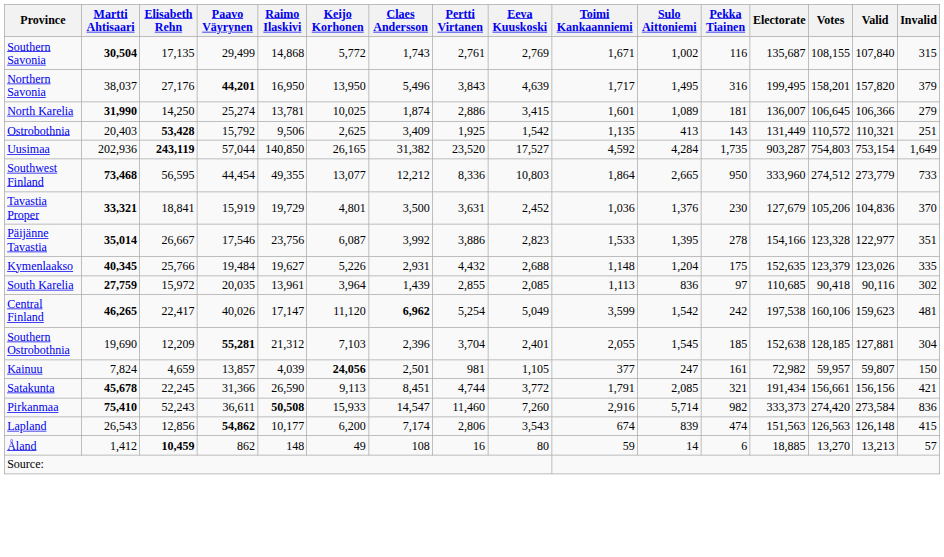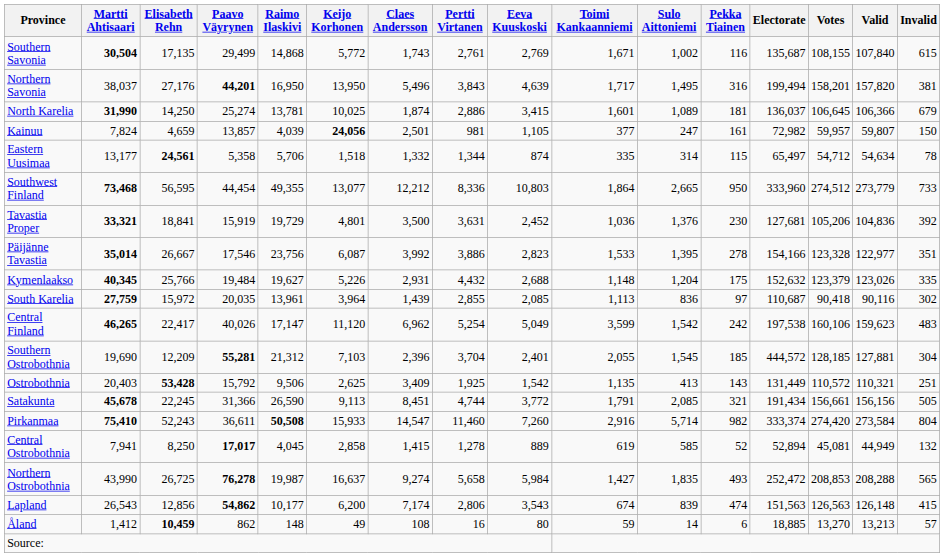(928, 53) 315 -> (928, 53) 615
(786, 85) 199,495 -> (786, 85) 199,494
(928, 85) 379 -> (928, 85) 381
(786, 111) 136,007 -> (786, 111) 136,037
(928, 111) 279 -> (928, 111) 679
rows swapped: (25, 369) <-> (38, 130)
- row: (28, 149)
+ row: (28, 156)
(786, 207) 127,679 -> (786, 221) 127,681
(928, 207) 370 -> (928, 221) 392
(786, 266) 152,635 -> (786, 279) 152,632
(786, 285) 110,685 -> (786, 298) 110,687
(416, 311) bold -> (416, 324) normal
(928, 311) 481 -> (928, 324) 483
(786, 343) 152,638 -> (786, 357) 444,572
(928, 388) 421 -> (928, 401) 505
(786, 407) 333,373 -> (786, 420) 333,374
(928, 407) 836 -> (928, 420) 804
+ row: (38, 446)
+ row: (38, 479)
